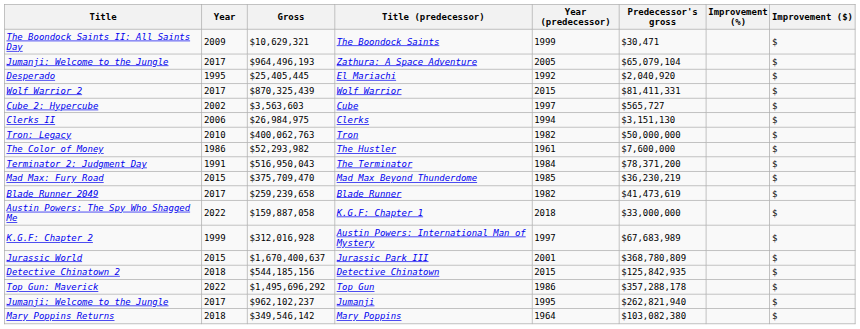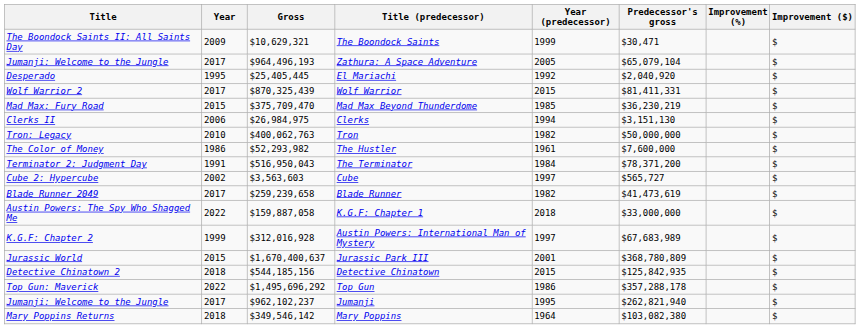rows swapped: (407, 179) <-> (347, 105)
